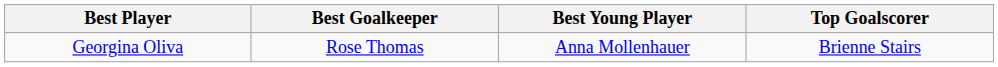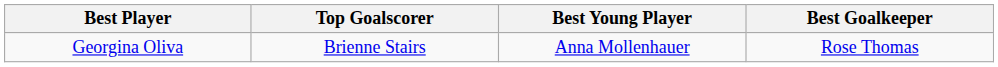columns swapped: (375, 18) <-> (870, 18)
